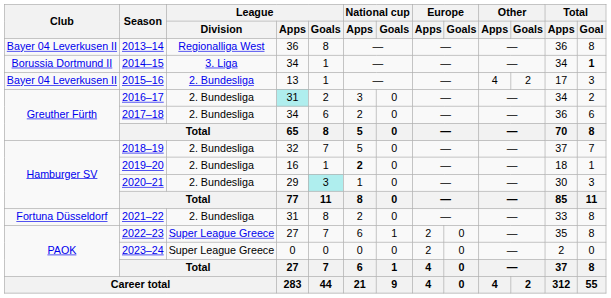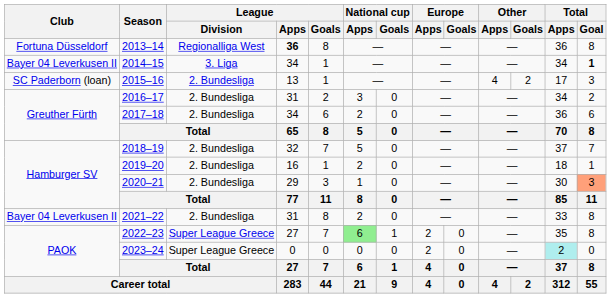(62, 47) Bayer 04 Leverkusen II -> (62, 47) Fortuna Düsseldorf
(293, 47) normal -> (293, 47) bold
(62, 64) Borussia Dortmund II -> (62, 64) Bayer 04 Leverkusen II
(62, 81) Bayer 04 Leverkusen II -> (62, 81) SC Paderborn (loan)
(293, 98) paleturquoise background -> (293, 98) no background
(360, 166) bold -> (360, 166) normal
(326, 183) paleturquoise background -> (326, 183) no background
(591, 183) no background -> (591, 183) lightsalmon background
(62, 217) Fortuna Düsseldorf -> (62, 217) Bayer 04 Leverkusen II
(360, 234) no background -> (360, 234) lightgreen background
(561, 251) no background -> (561, 251) paleturquoise background
